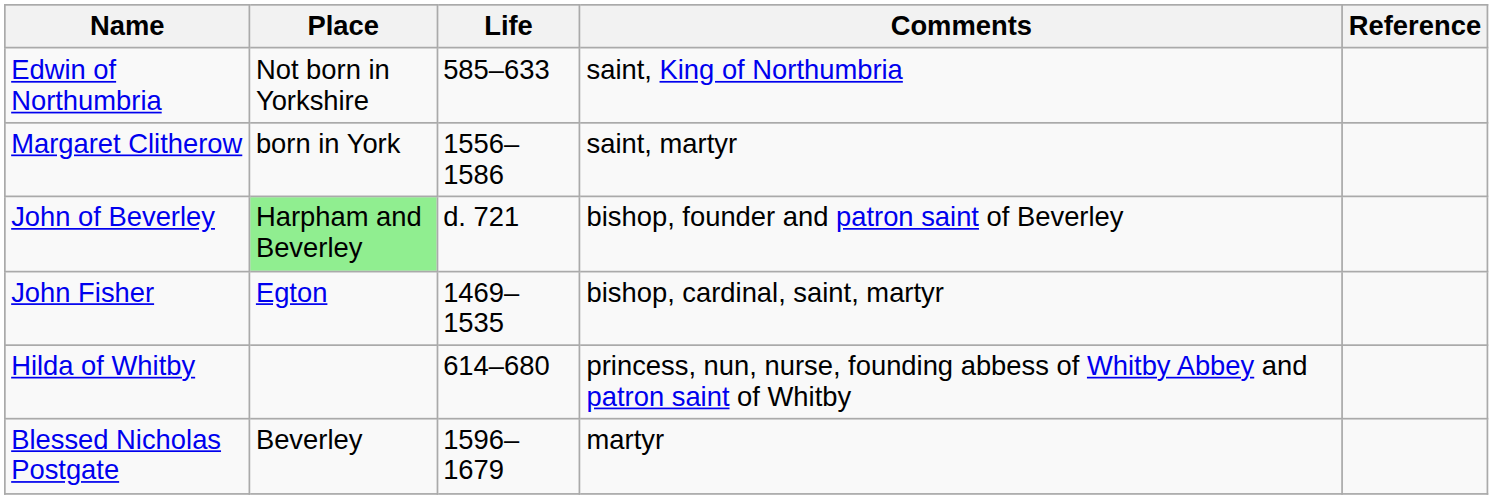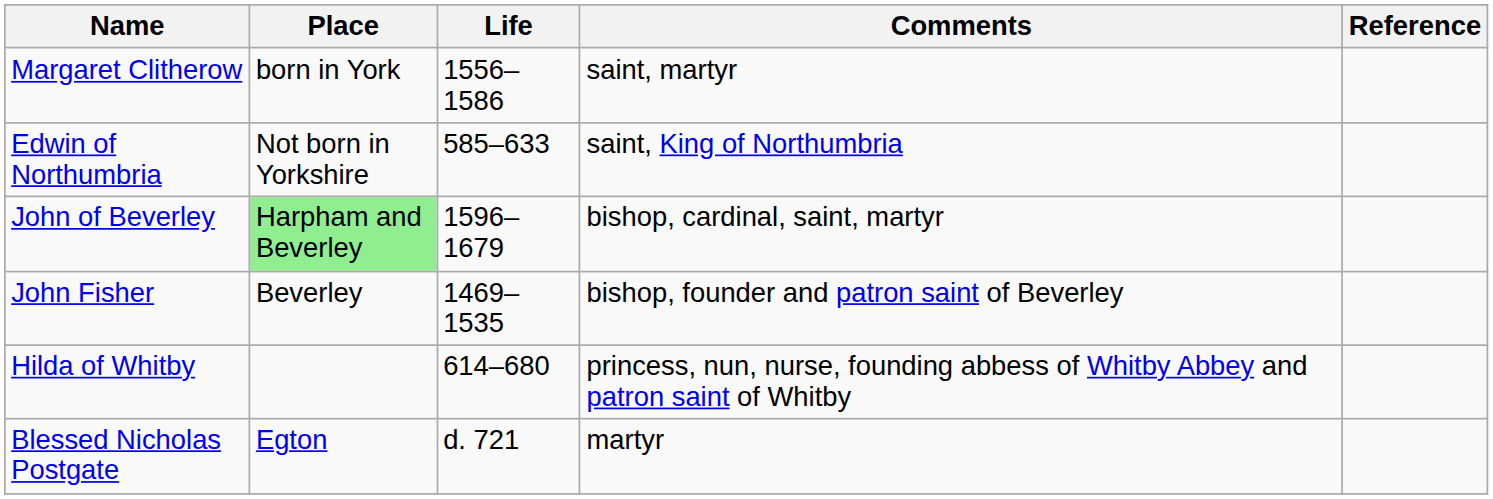rows swapped: (127, 143) <-> (86, 84)
(481, 217) d. 721 -> (481, 233) 1596–1679
(855, 217) bishop, founder and patron saint of Beverley -> (765, 217) bishop, cardinal, saint, martyr
(292, 292) Egton -> (309, 292) Beverley
(765, 292) bishop, cardinal, saint, martyr -> (855, 292) bishop, founder and patron saint of Beverley
(309, 440) Beverley -> (292, 440) Egton
(481, 455) 1596–1679 -> (481, 440) d. 721
